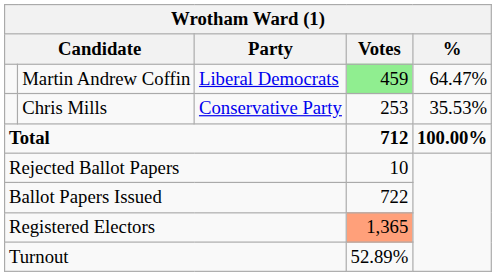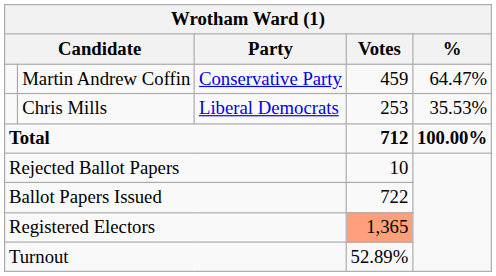(269, 78) Liberal Democrats -> (270, 78) Conservative Party
(394, 78) lightgreen background -> (394, 78) no background
(270, 108) Conservative Party -> (269, 108) Liberal Democrats
